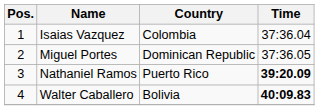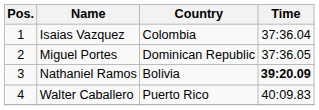(176, 74) Puerto Rico -> (161, 74) Bolivia
(161, 94) Bolivia -> (176, 94) Puerto Rico
(286, 94) bold -> (286, 94) normal
